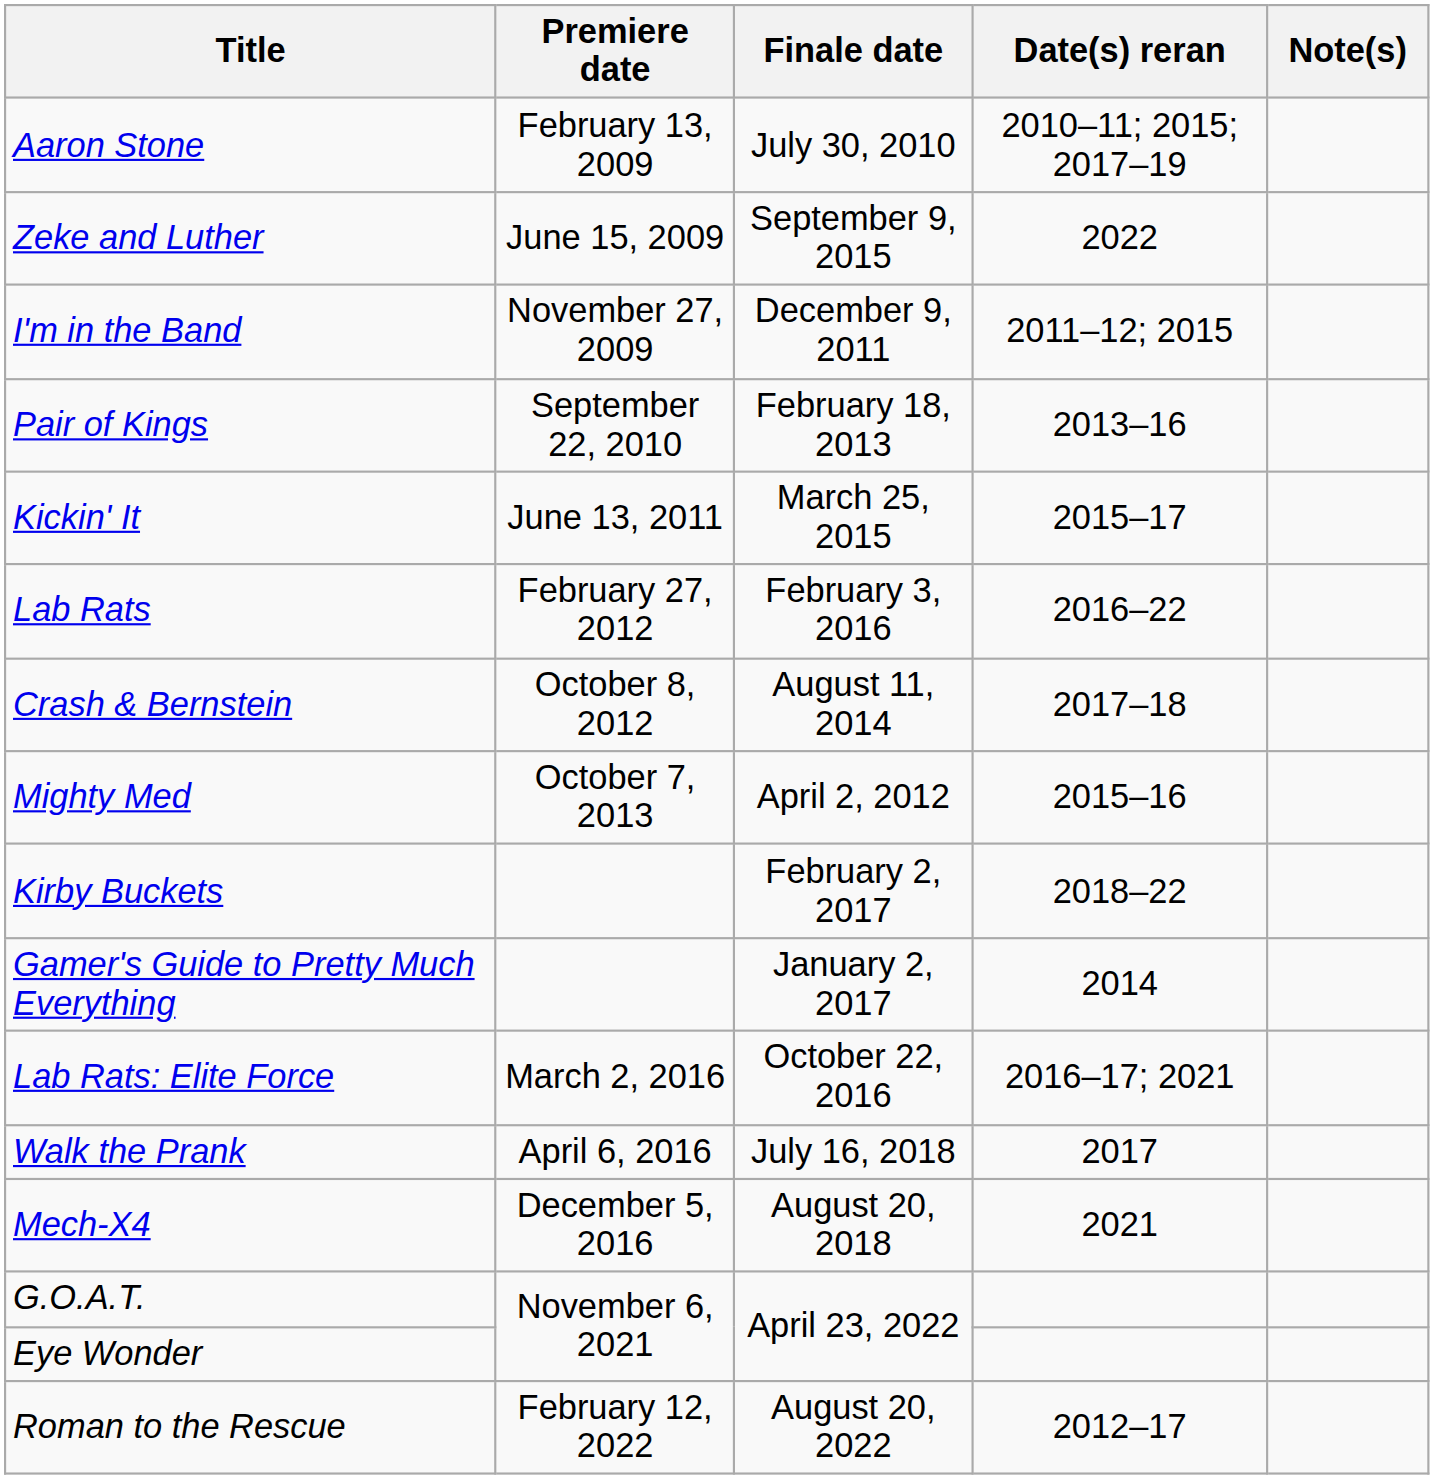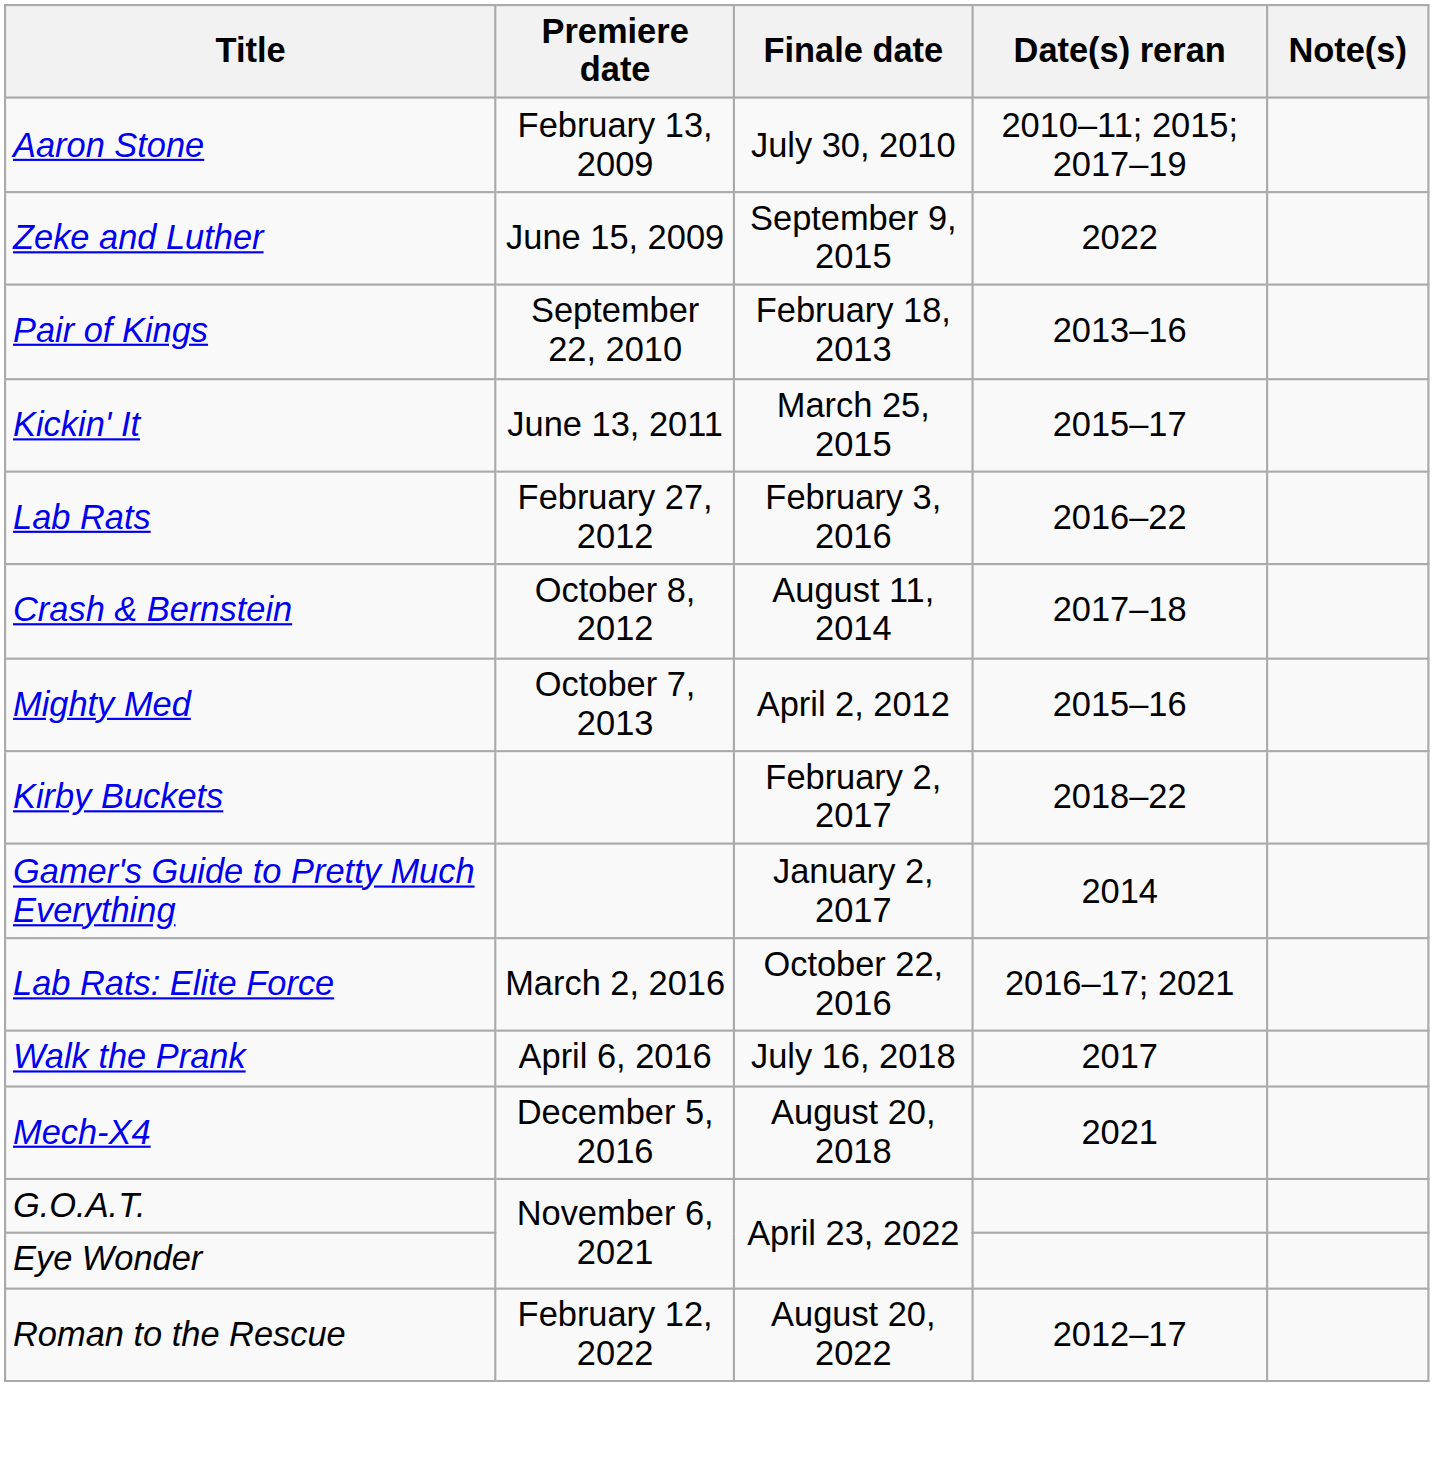- row: (127, 330)
